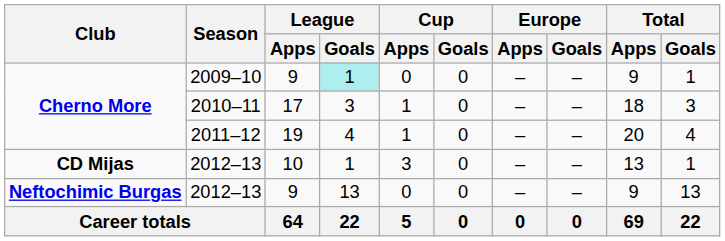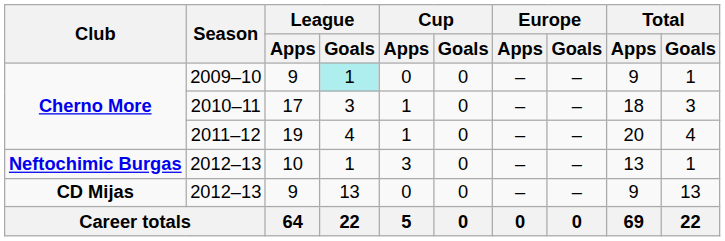(95, 164) CD Mijas -> (95, 164) Neftochimic Burgas
(95, 193) Neftochimic Burgas -> (95, 193) CD Mijas
